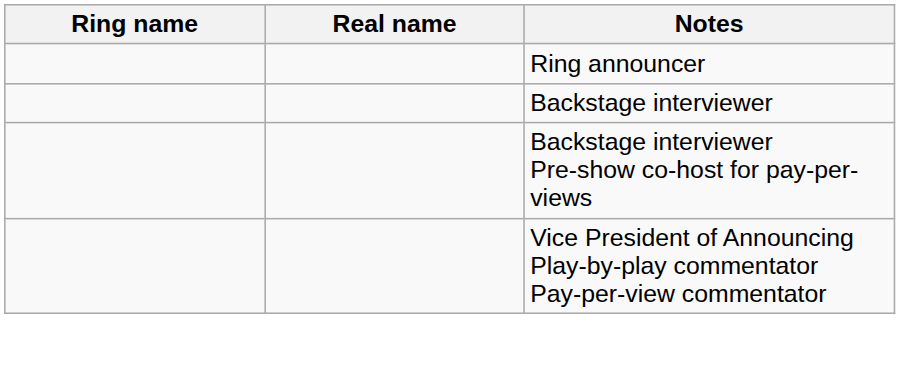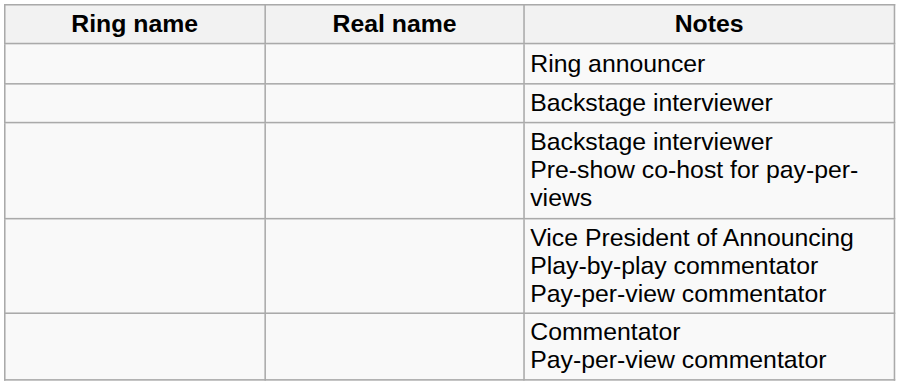+ row: (678, 346)
